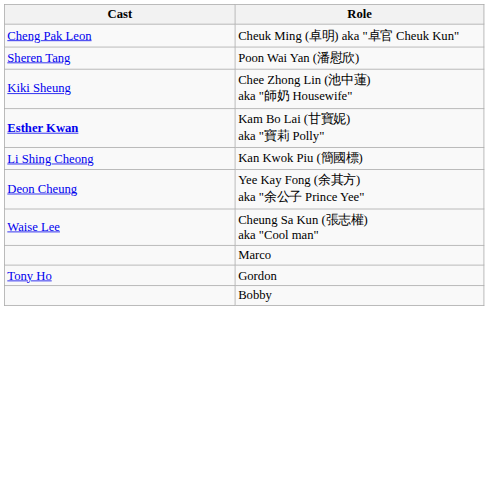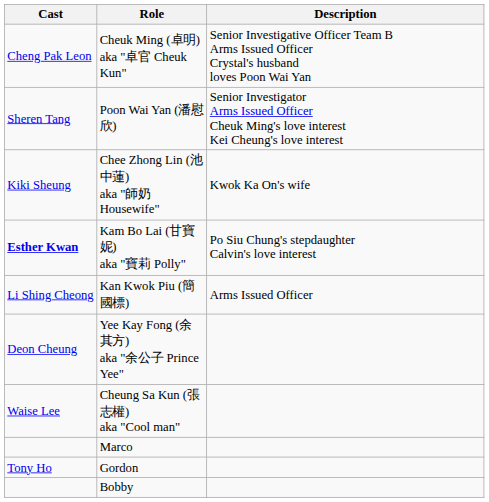+ column: (345, 14)
